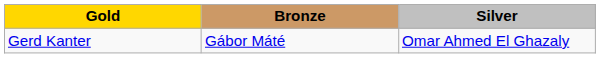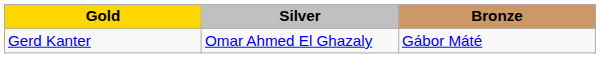columns swapped: (497, 16) <-> (300, 16)
